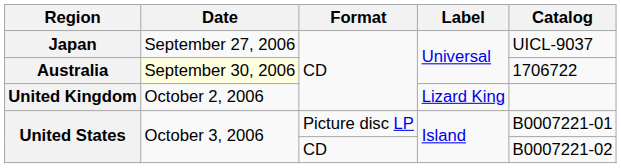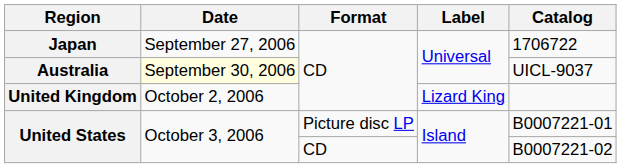(553, 44) UICL-9037 -> (545, 44) 1706722
(545, 70) 1706722 -> (553, 70) UICL-9037
